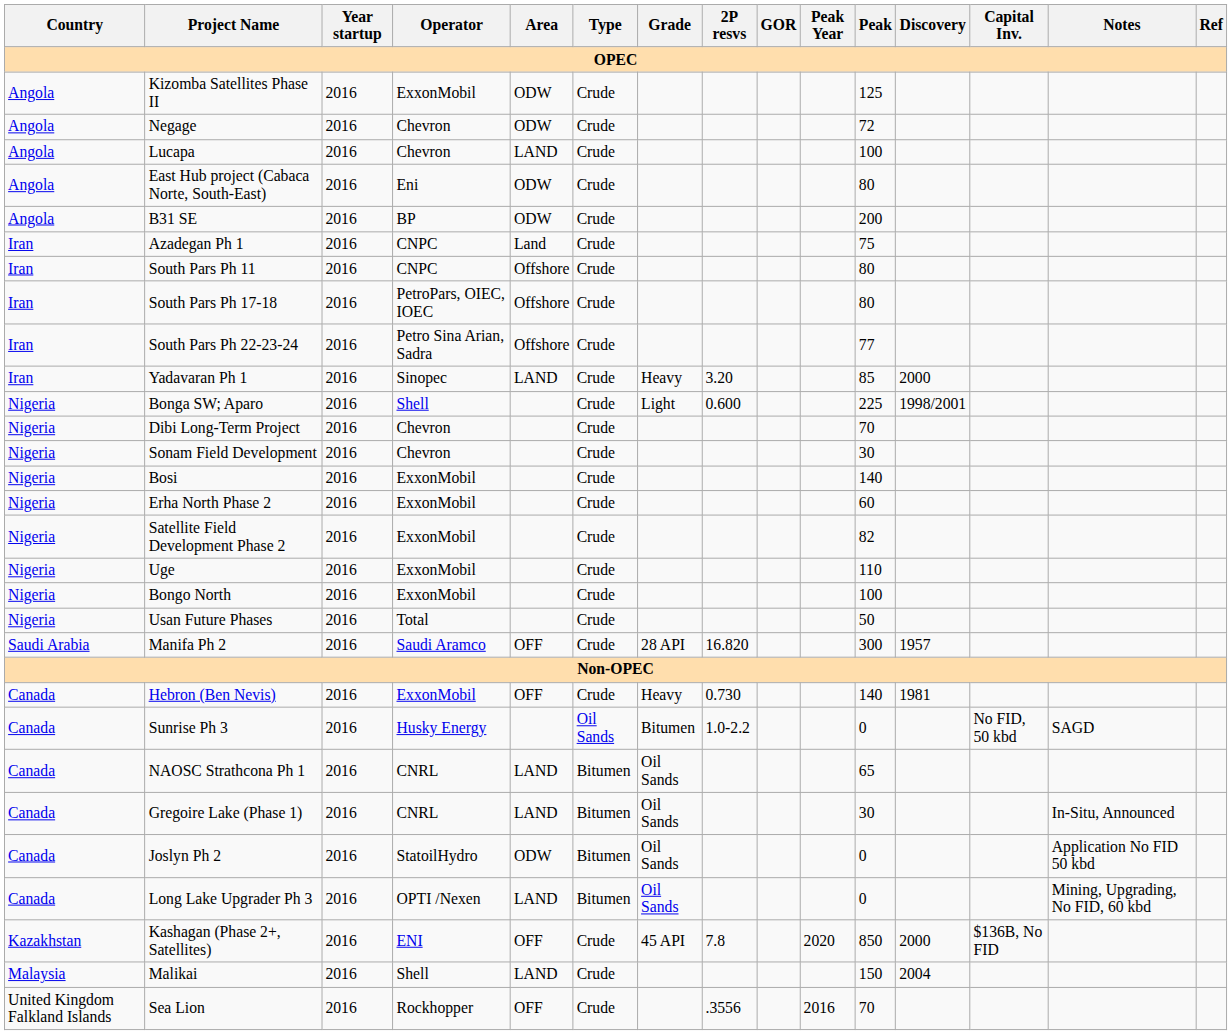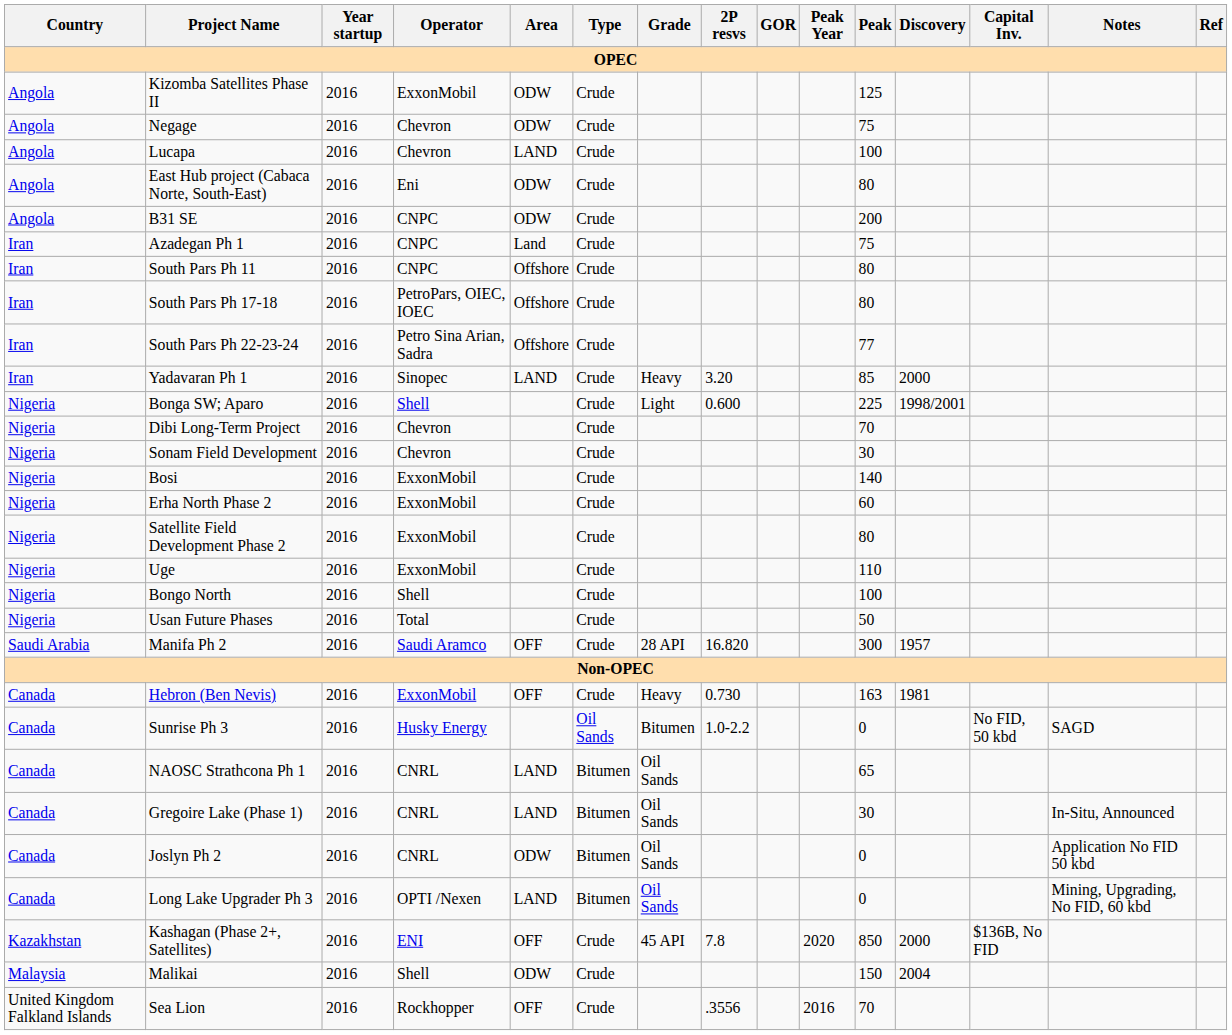(867, 126) 72 -> (866, 126) 75
(406, 219) BP -> (418, 219) CNPC
(867, 536) 82 -> (866, 536) 80
(436, 595) ExxonMobil -> (413, 595) Shell
(871, 694) 140 -> (870, 694) 163
(437, 855) StatoilHydro -> (418, 855) CNRL
(536, 974) LAND -> (532, 974) ODW
